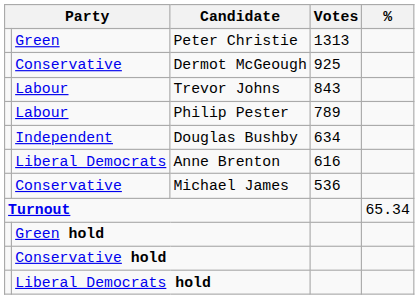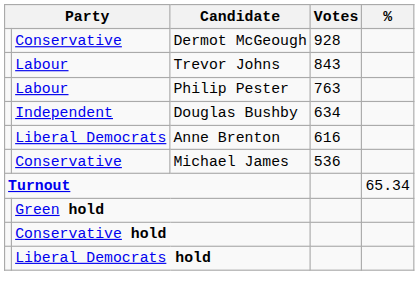- row: (236, 41)
(327, 65) 925 -> (327, 41) 928
(327, 113) 789 -> (327, 89) 763
